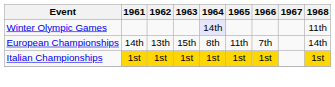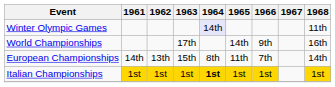+ row: (54, 43)
(213, 58) normal -> (213, 74) bold
